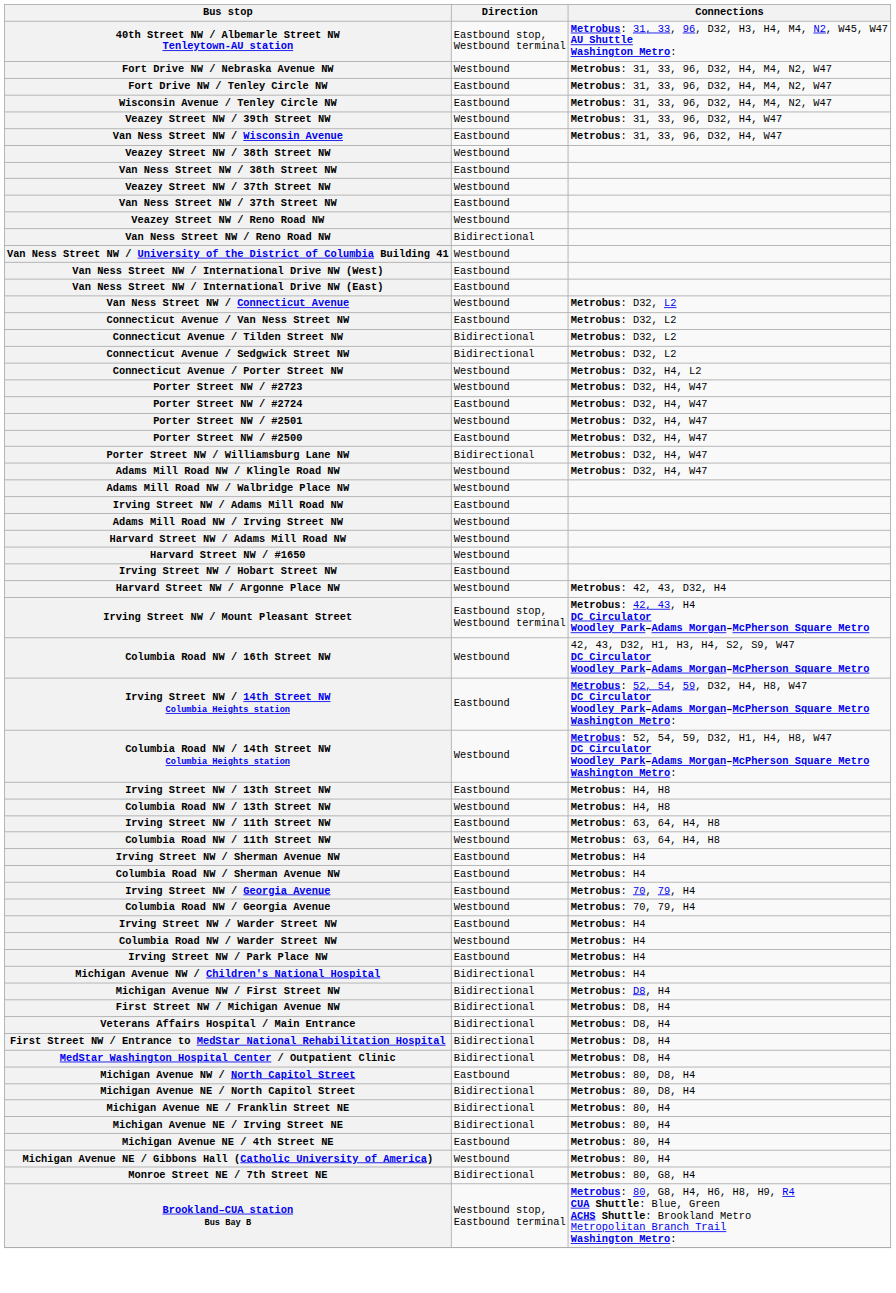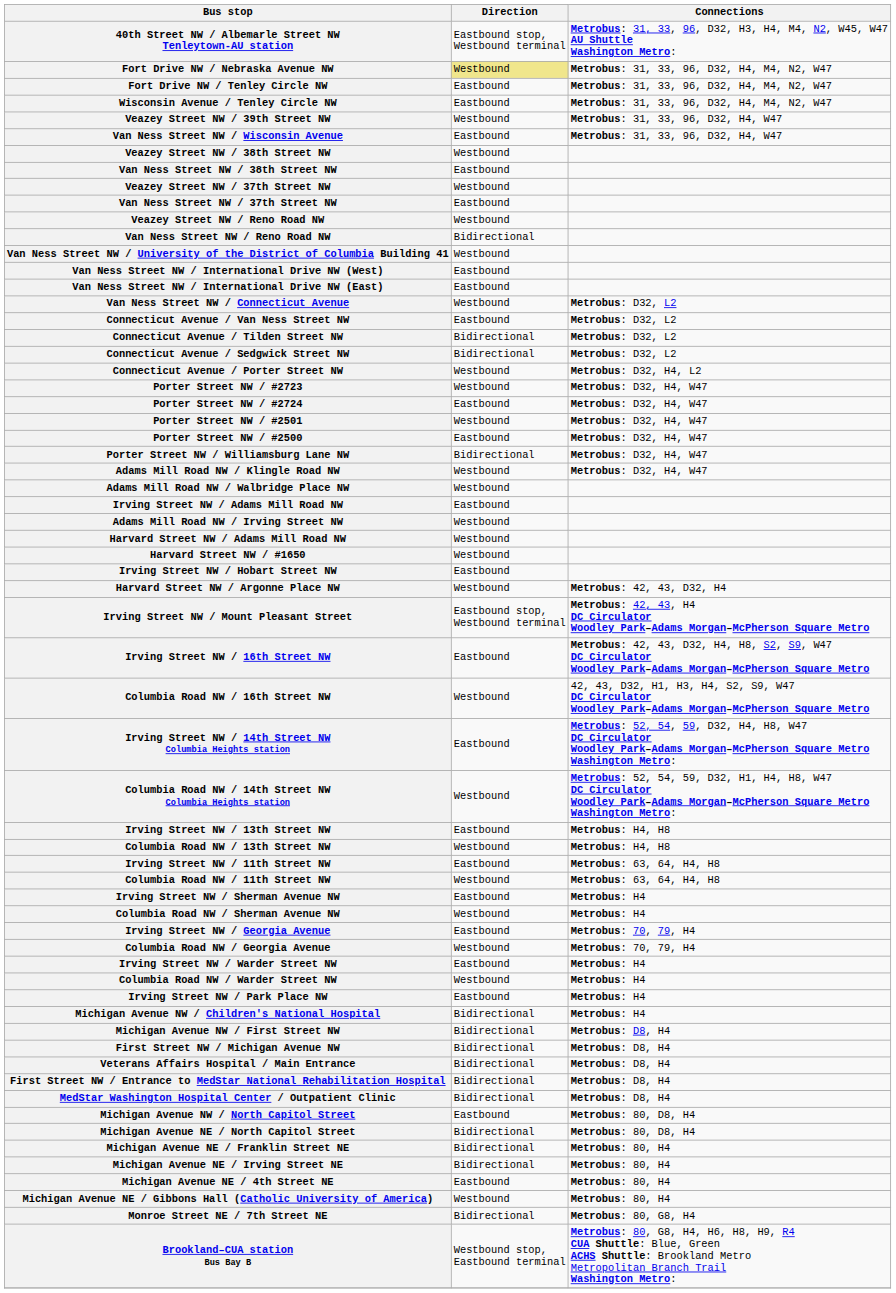(482, 70) no background -> (482, 70) khaki background
+ row: (228, 658)
(482, 874) Eastbound -> (482, 915) Westbound
